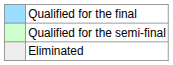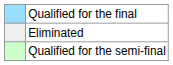rows swapped: (97, 32) <-> (56, 51)
